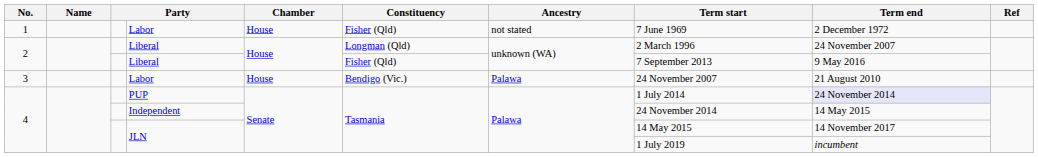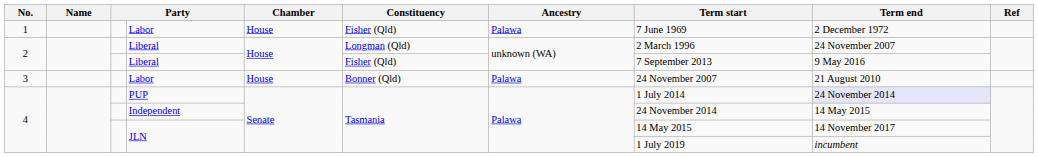(511, 29) not stated -> (506, 29) Palawa
(376, 78) Bendigo (Vic.) -> (373, 78) Bonner (Qld)
